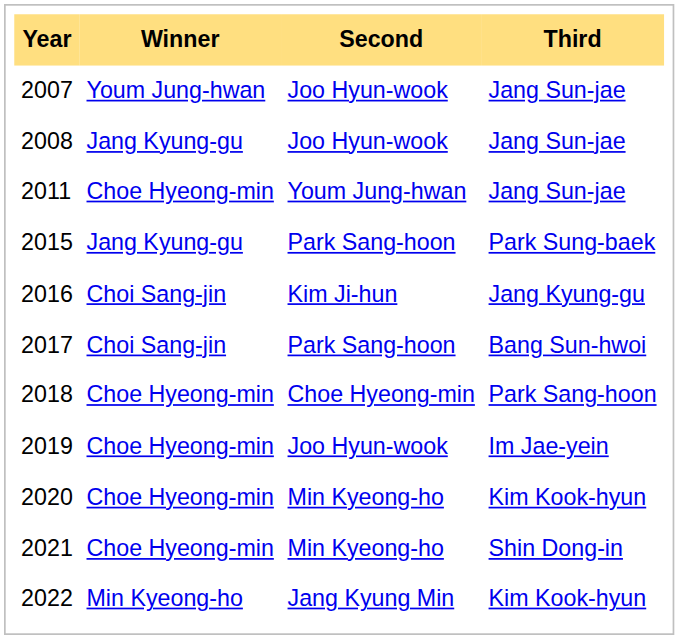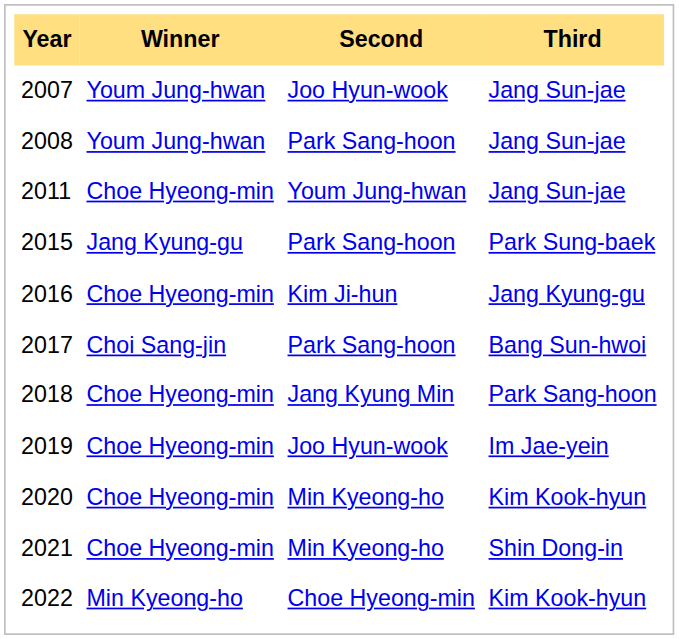(165, 141) Jang Kyung-gu -> (176, 141) Youm Jung-hwan
(368, 141) Joo Hyun-wook -> (372, 141) Park Sang-hoon
(156, 294) Choi Sang-jin -> (180, 294) Choe Hyeong-min
(381, 395) Choe Hyeong-min -> (371, 395) Jang Kyung Min
(371, 599) Jang Kyung Min -> (381, 599) Choe Hyeong-min
